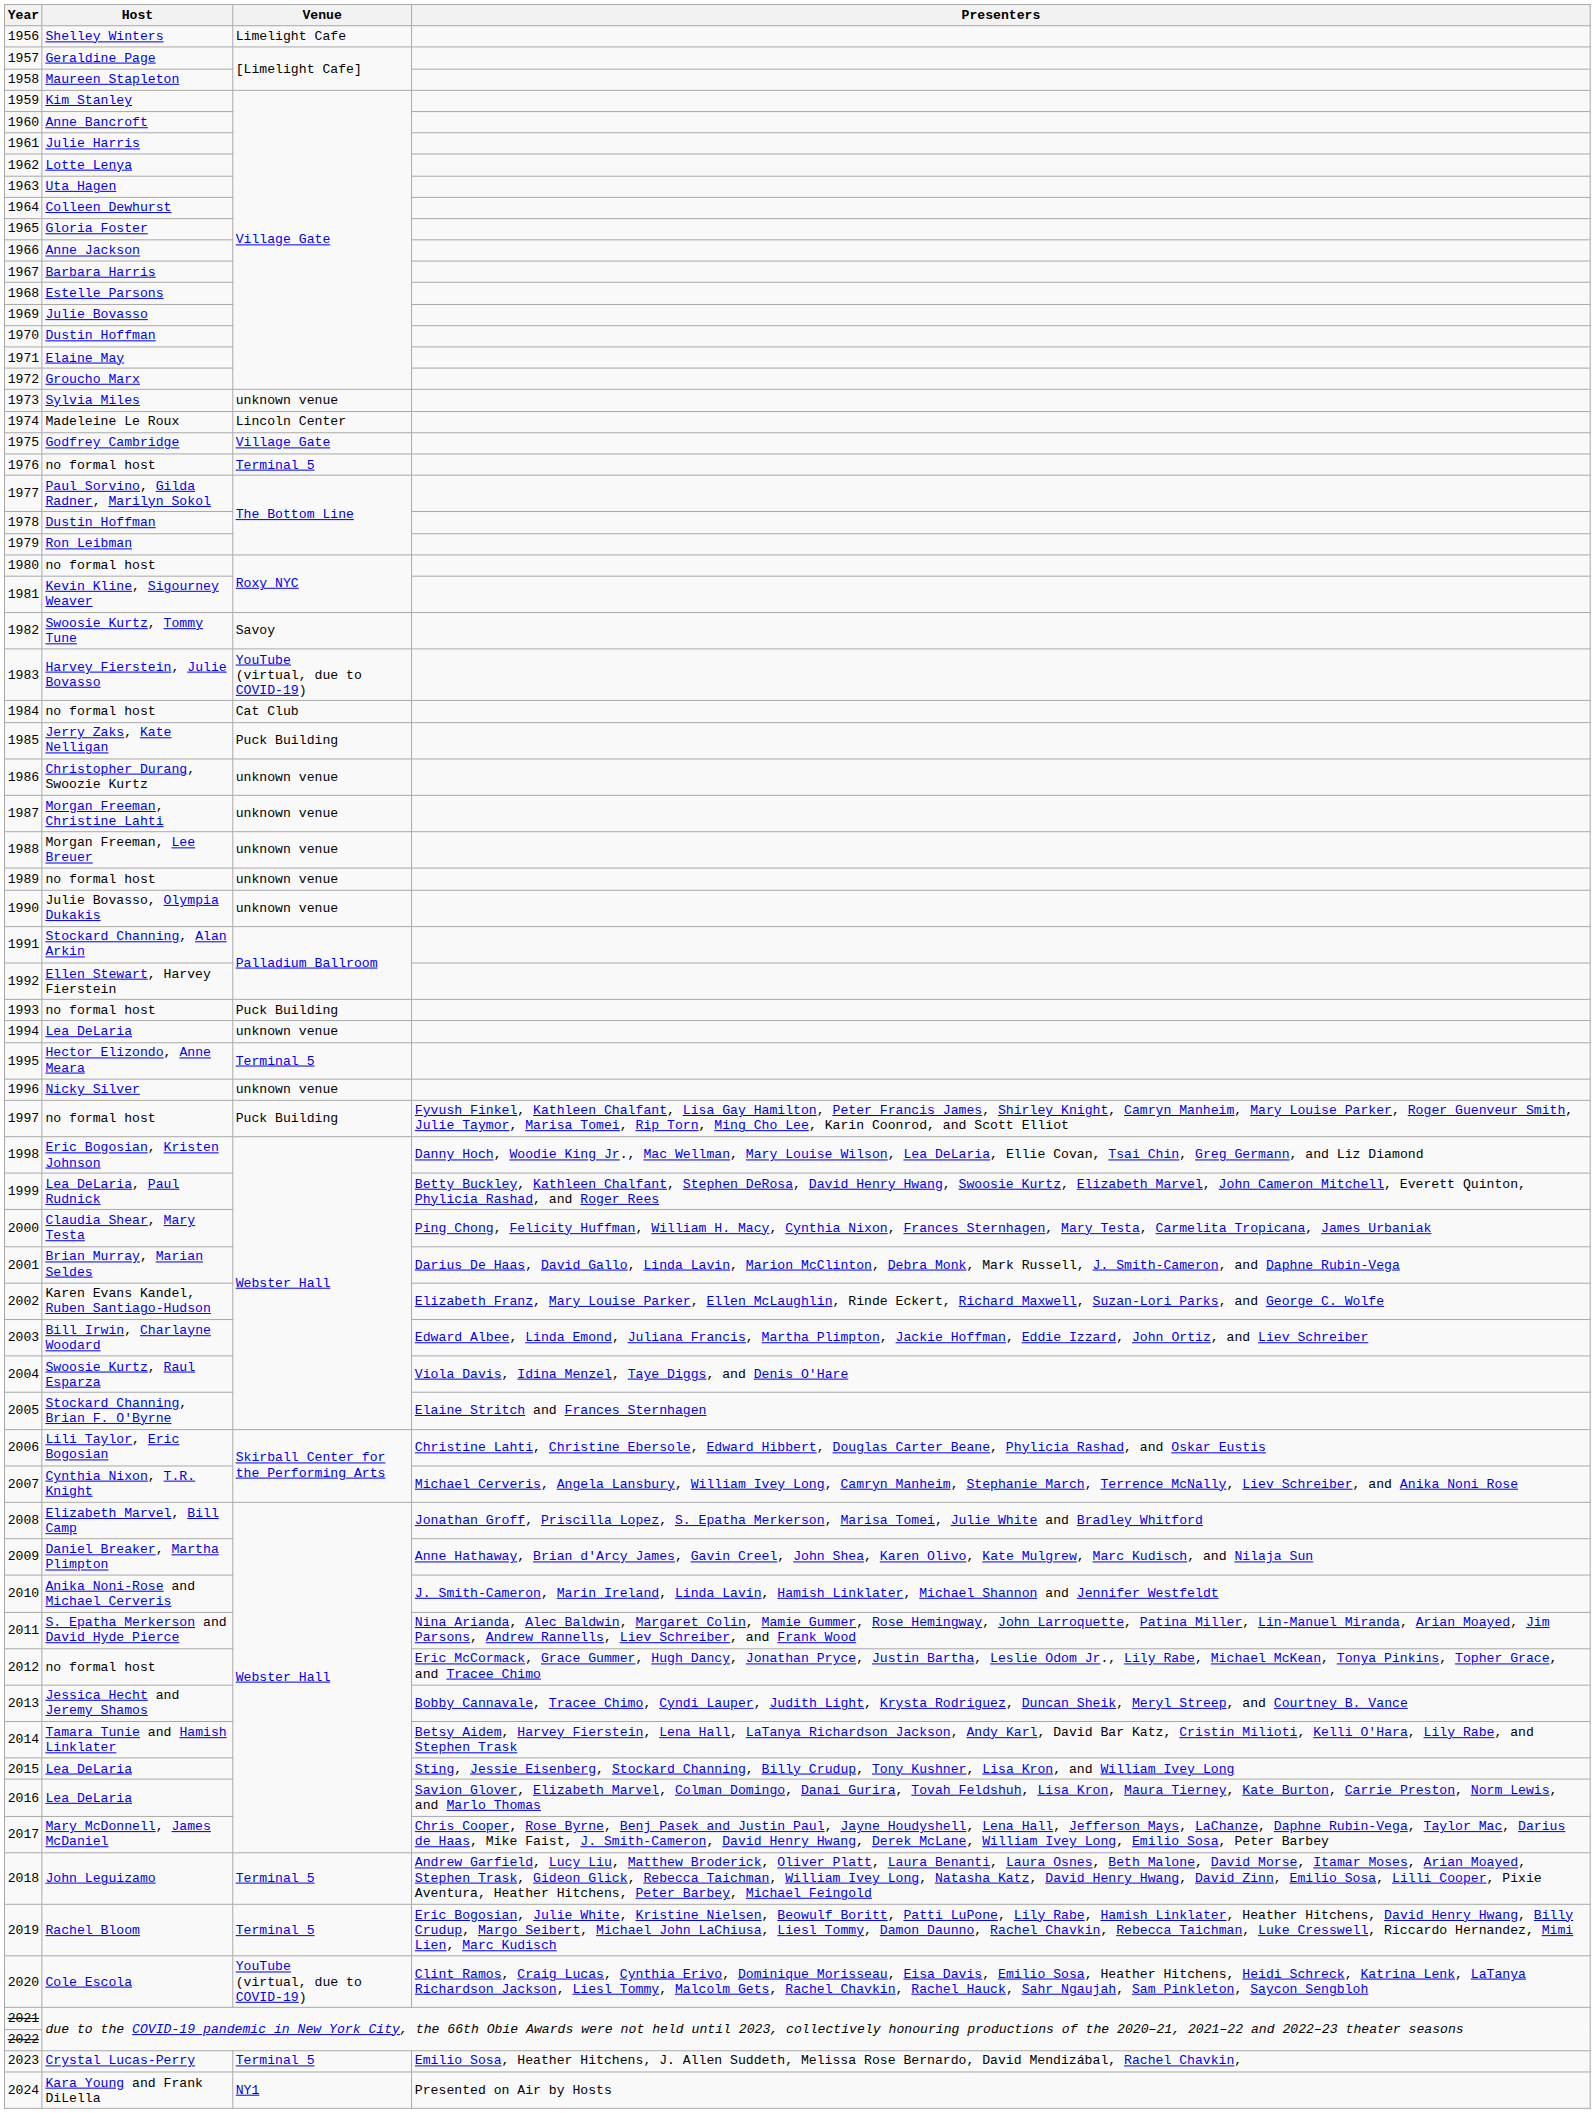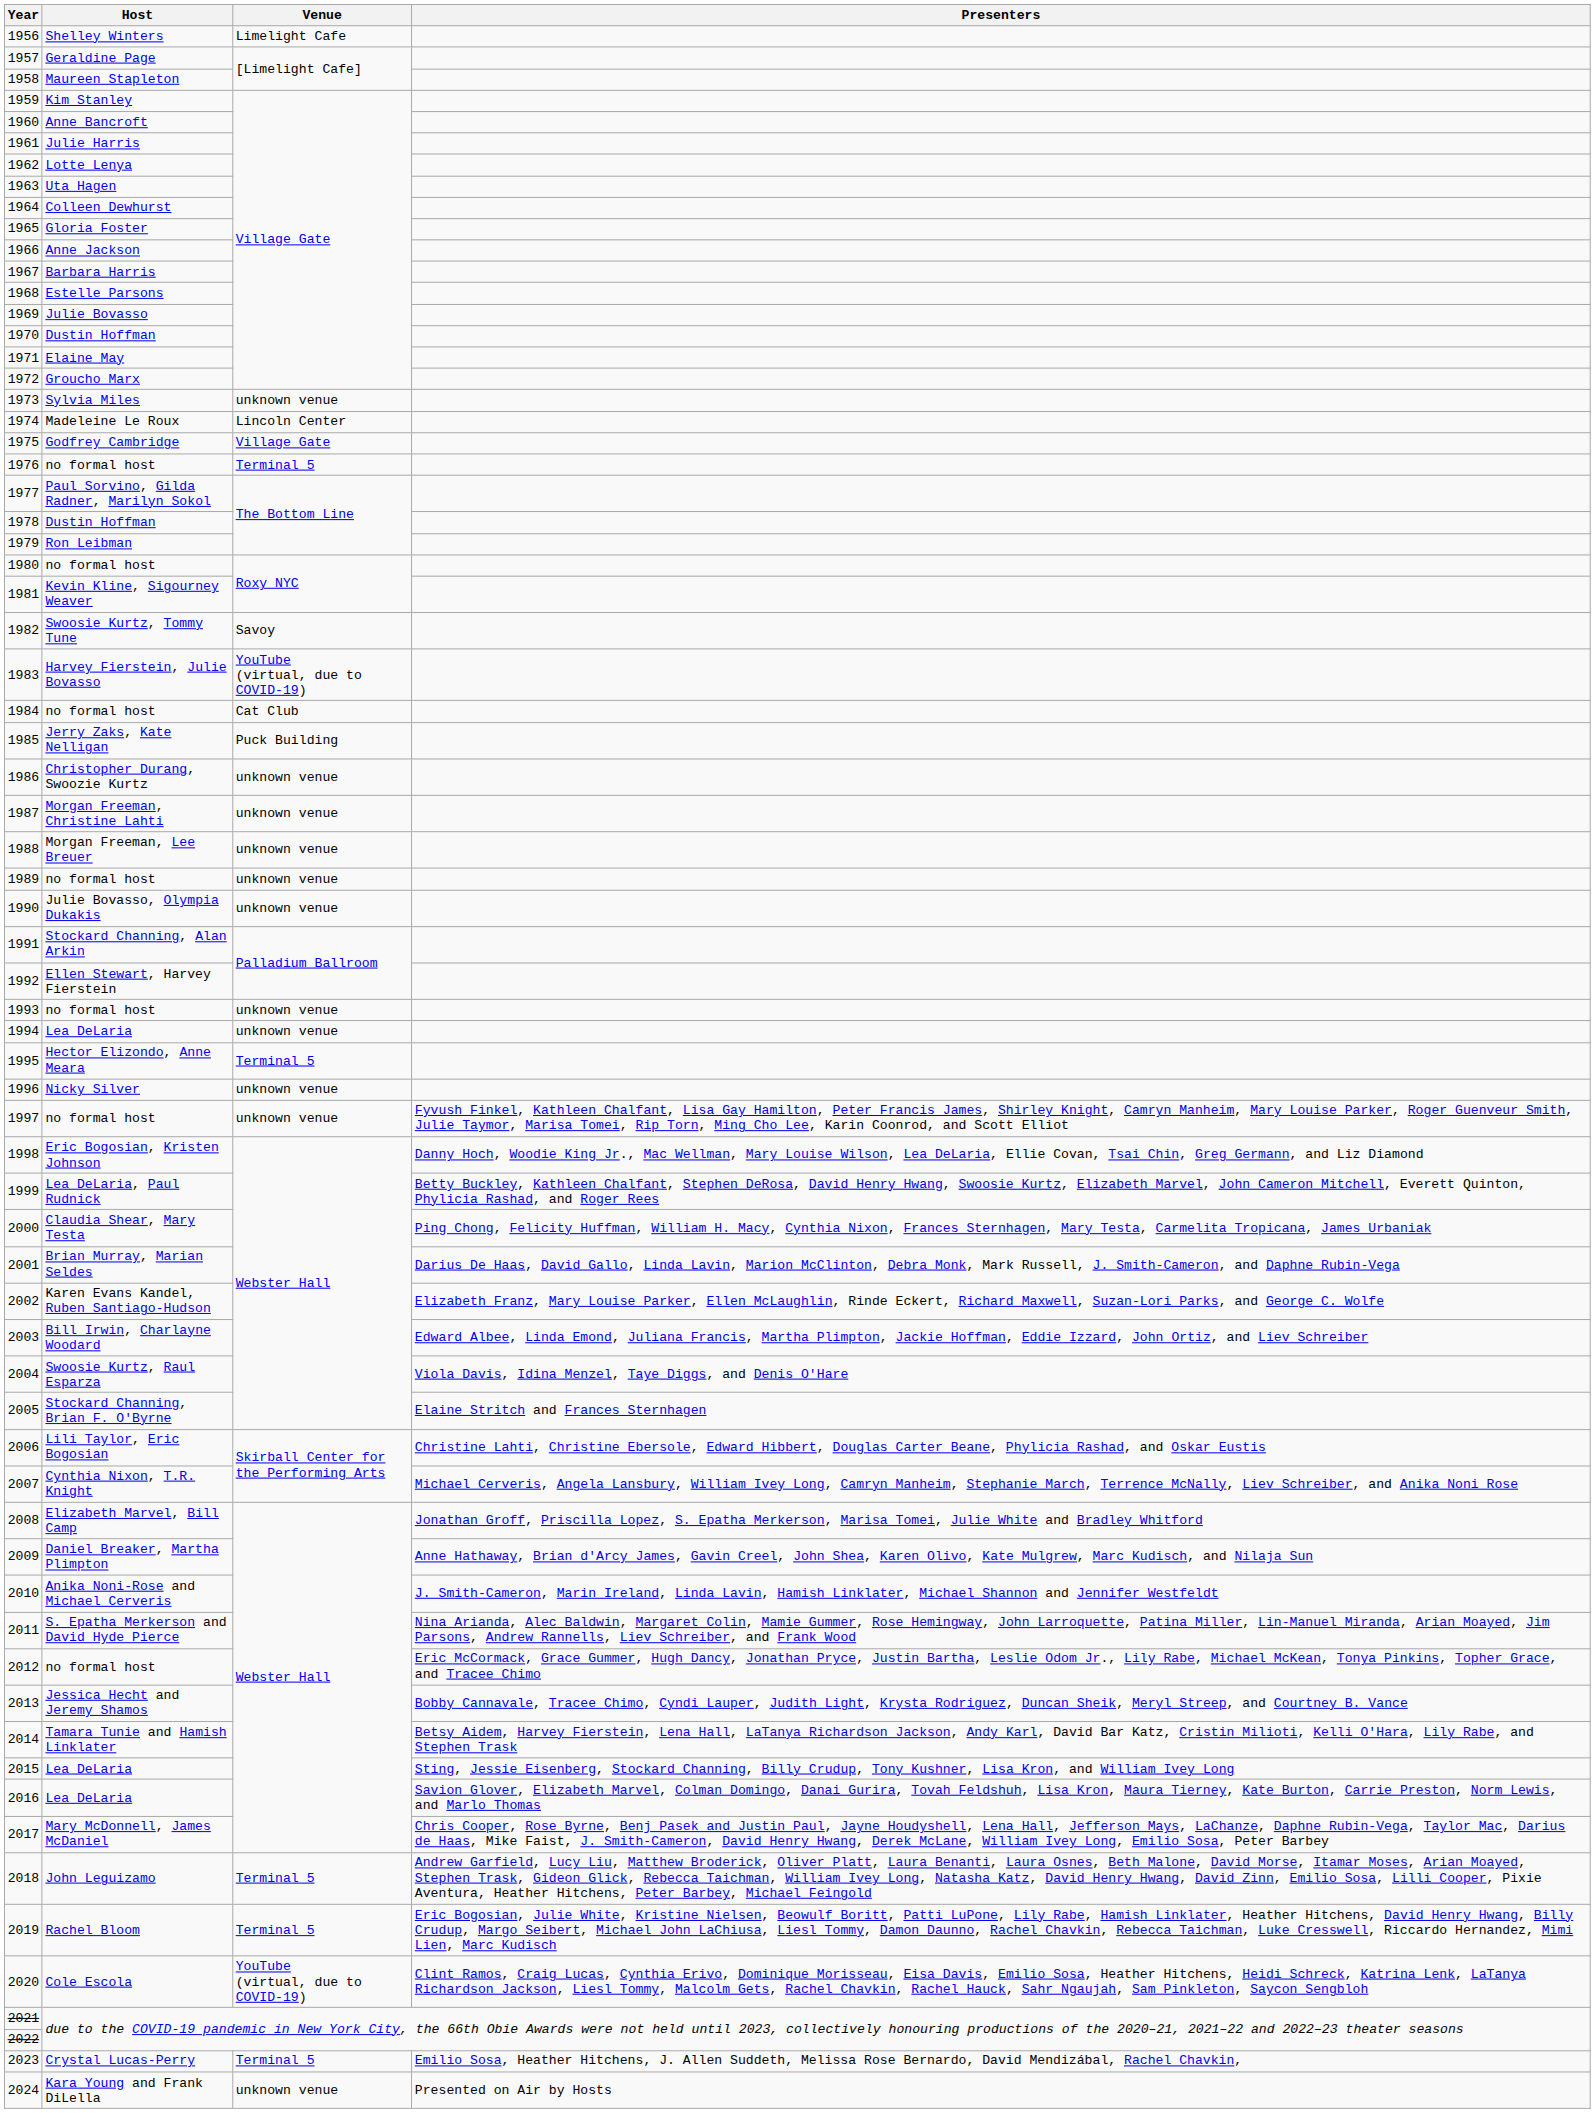(287, 1010) Puck Building -> (287, 1010) unknown venue
(287, 1119) Puck Building -> (287, 1119) unknown venue
(248, 2090) NY1 -> (287, 2090) unknown venue
